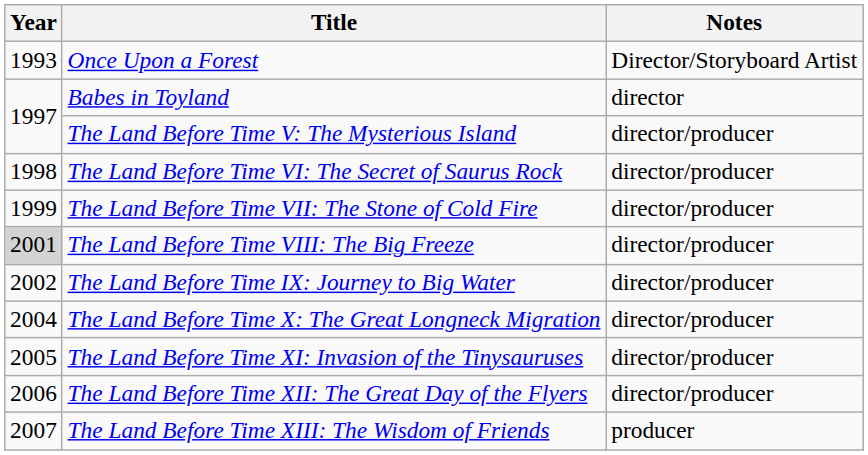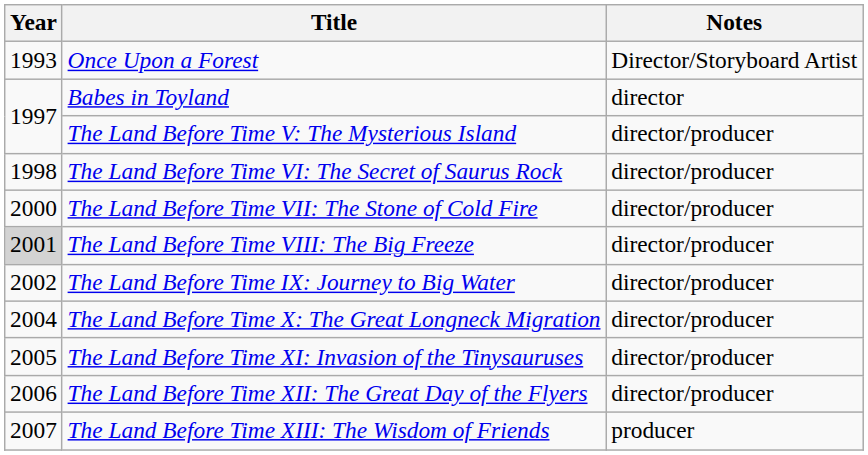(33, 208) 1999 -> (33, 208) 2000
